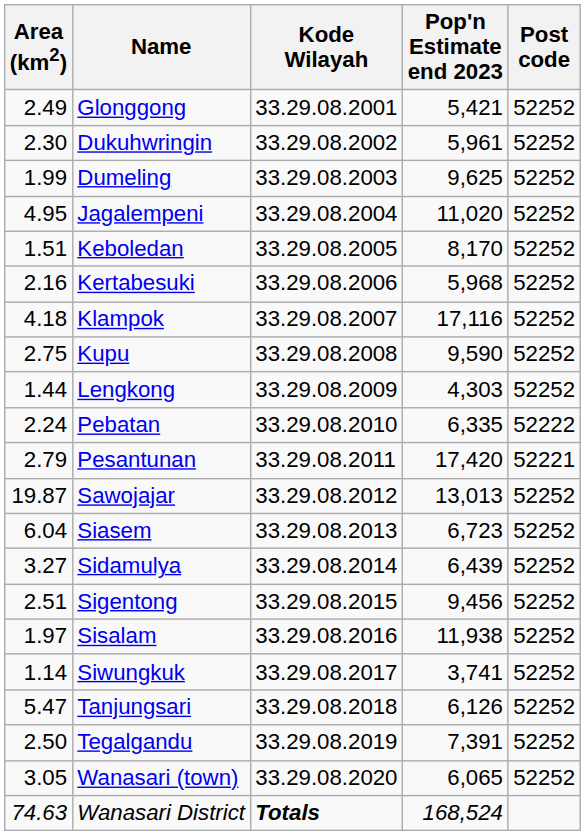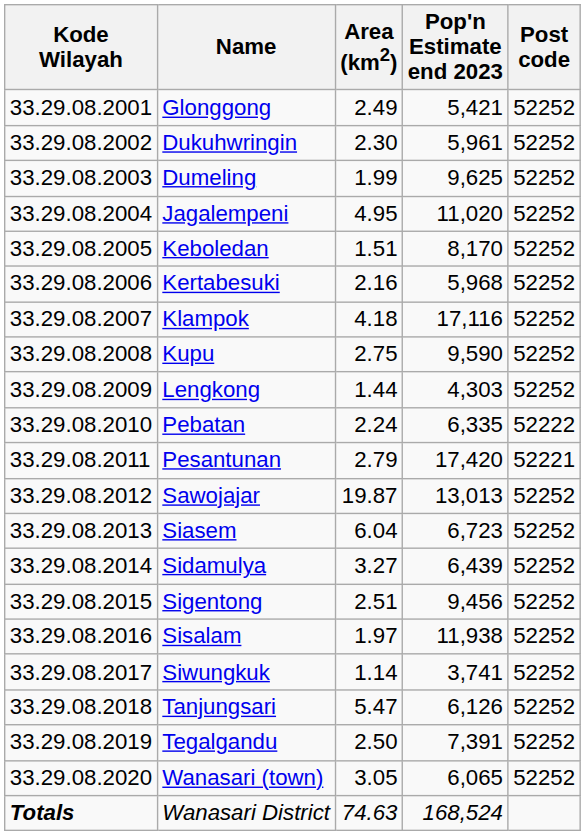columns swapped: (326, 47) <-> (38, 47)
